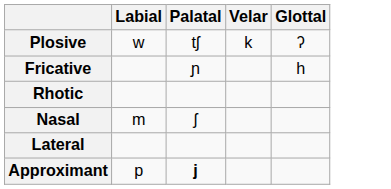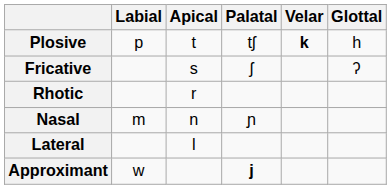+ column: (194, 17)
(139, 42) w -> (139, 42) p
(248, 42) normal -> (304, 42) bold
(301, 42) ʔ -> (357, 42) h
(196, 68) ɲ -> (251, 68) ʃ
(301, 68) h -> (357, 68) ʔ
(196, 119) ʃ -> (251, 119) ɲ
(139, 171) p -> (139, 171) w
